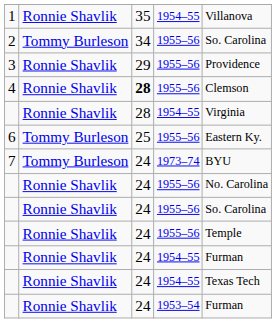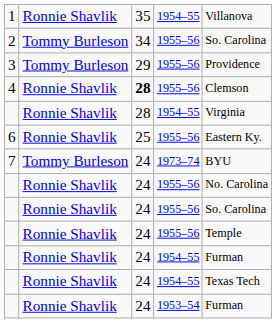(70, 64) Ronnie Shavlik -> (75, 64) Tommy Burleson
(75, 137) Tommy Burleson -> (70, 137) Ronnie Shavlik
